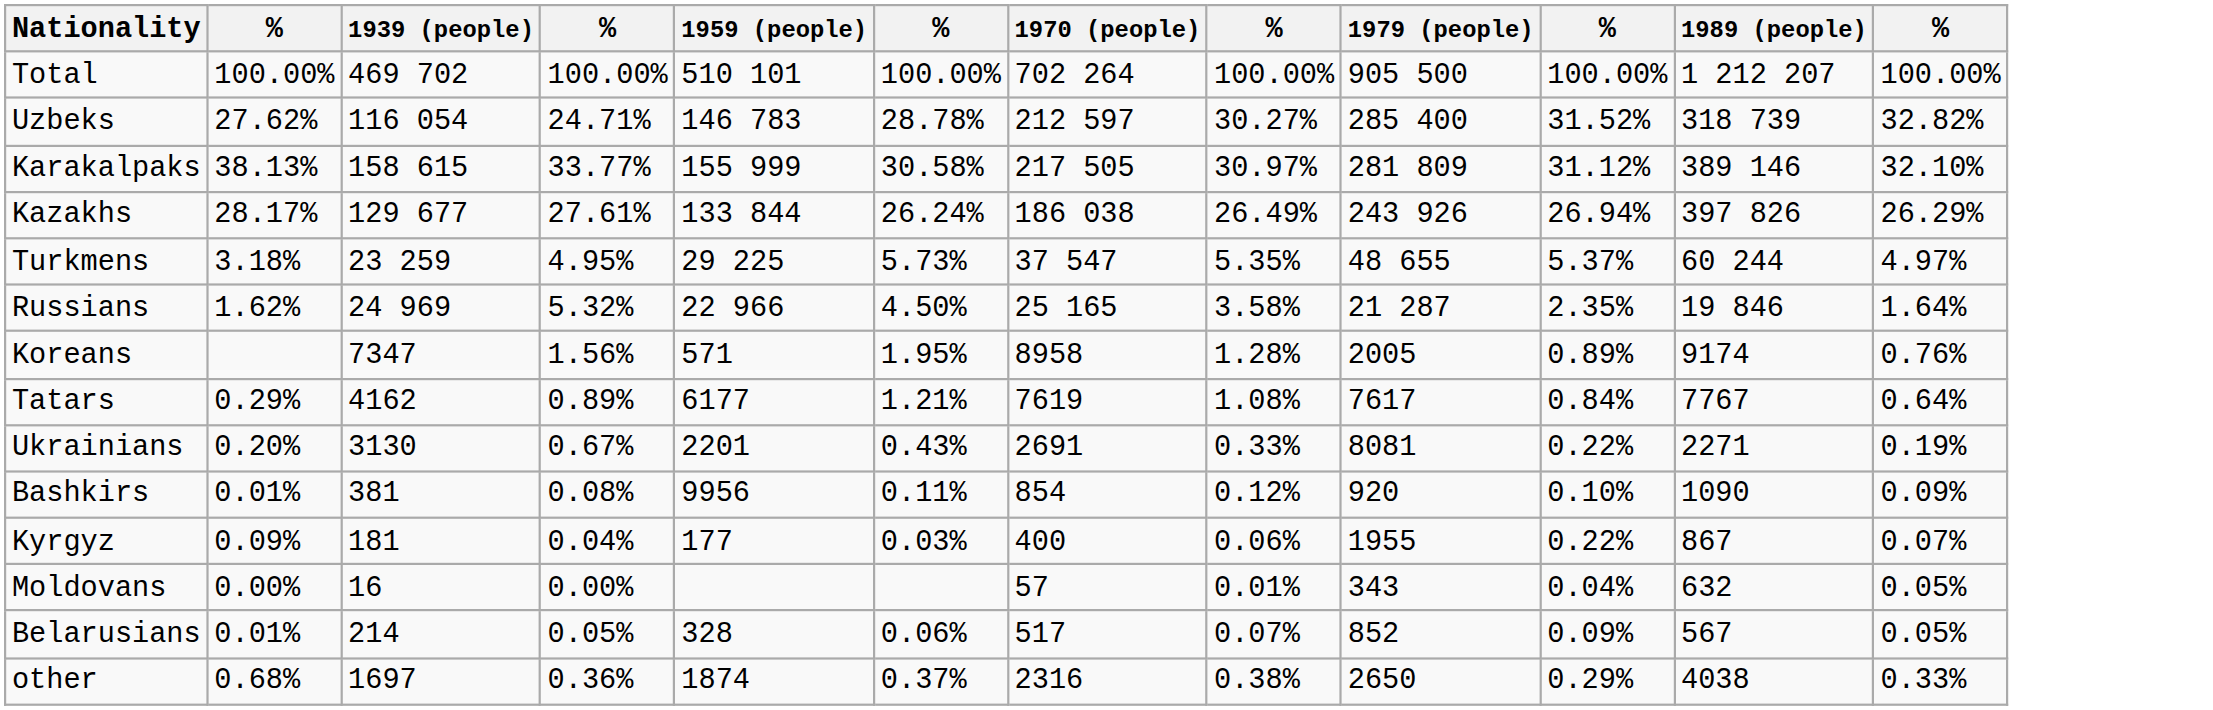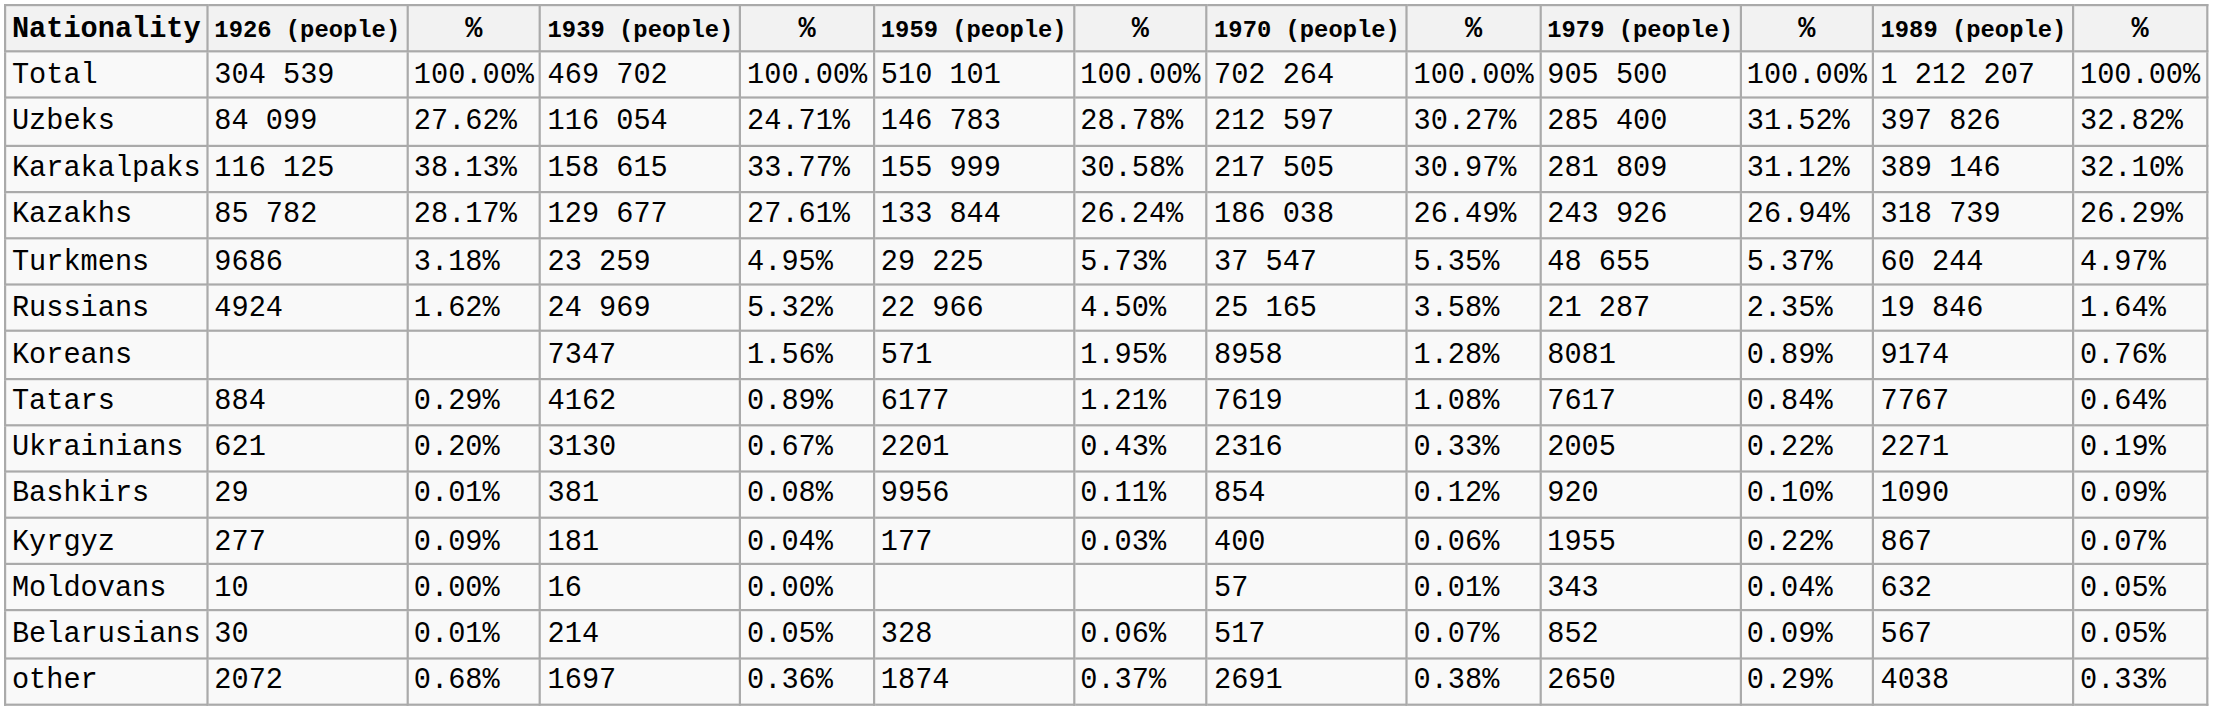+ column: (307, 30)
(1741, 122) 318 739 -> (1941, 122) 397 826
(1741, 215) 397 826 -> (1941, 215) 318 739
(1382, 355) 2005 -> (1582, 355) 8081
(1049, 448) 2691 -> (1248, 448) 2316
(1382, 448) 8081 -> (1582, 448) 2005
(1049, 681) 2316 -> (1248, 681) 2691
